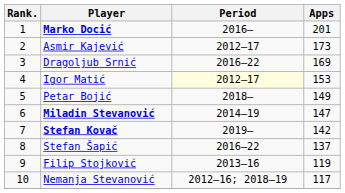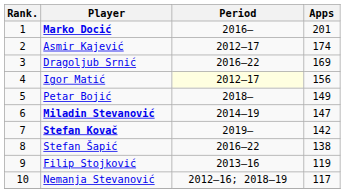(322, 46) 173 -> (322, 46) 174
(322, 80) 153 -> (322, 80) 156
(322, 147) 137 -> (322, 147) 138
